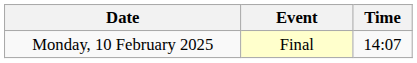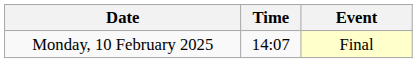columns swapped: (382, 17) <-> (297, 17)
